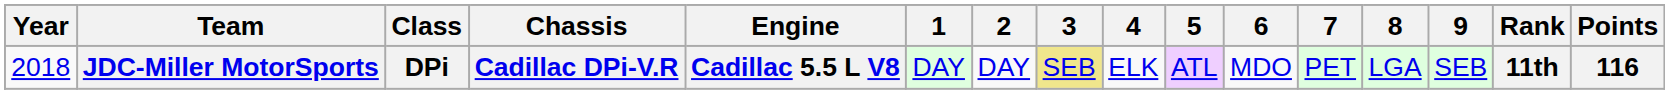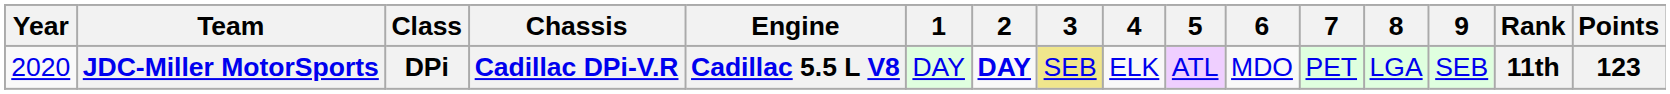(41, 67) 2018 -> (41, 67) 2020
(1004, 67) normal -> (1004, 67) bold
(1618, 67) 116 -> (1619, 67) 123
